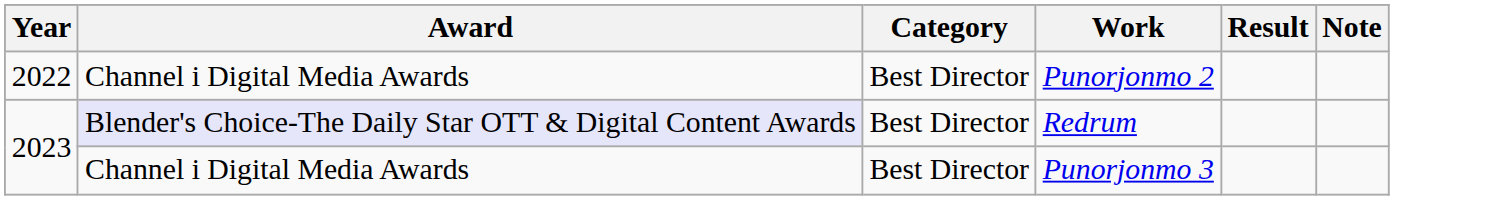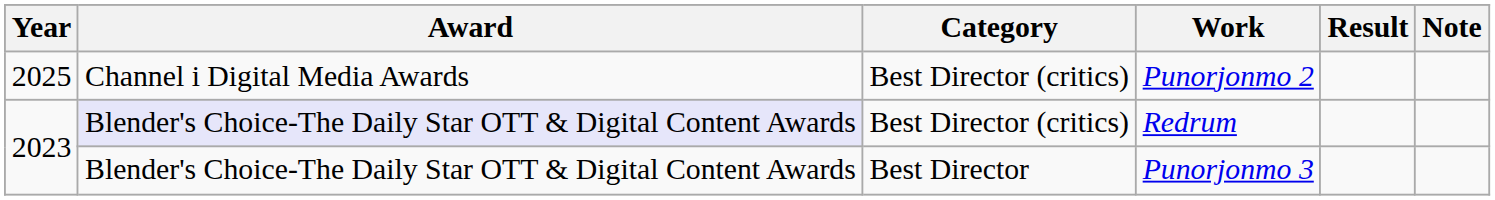(42, 75) 2022 -> (42, 75) 2025
(949, 75) Best Director -> (999, 75) Best Director (critics)
(949, 122) Best Director -> (999, 122) Best Director (critics)
(277, 169) Channel i Digital Media Awards -> (470, 169) Blender's Choice-The Daily Star OTT & Digital Content Awards
